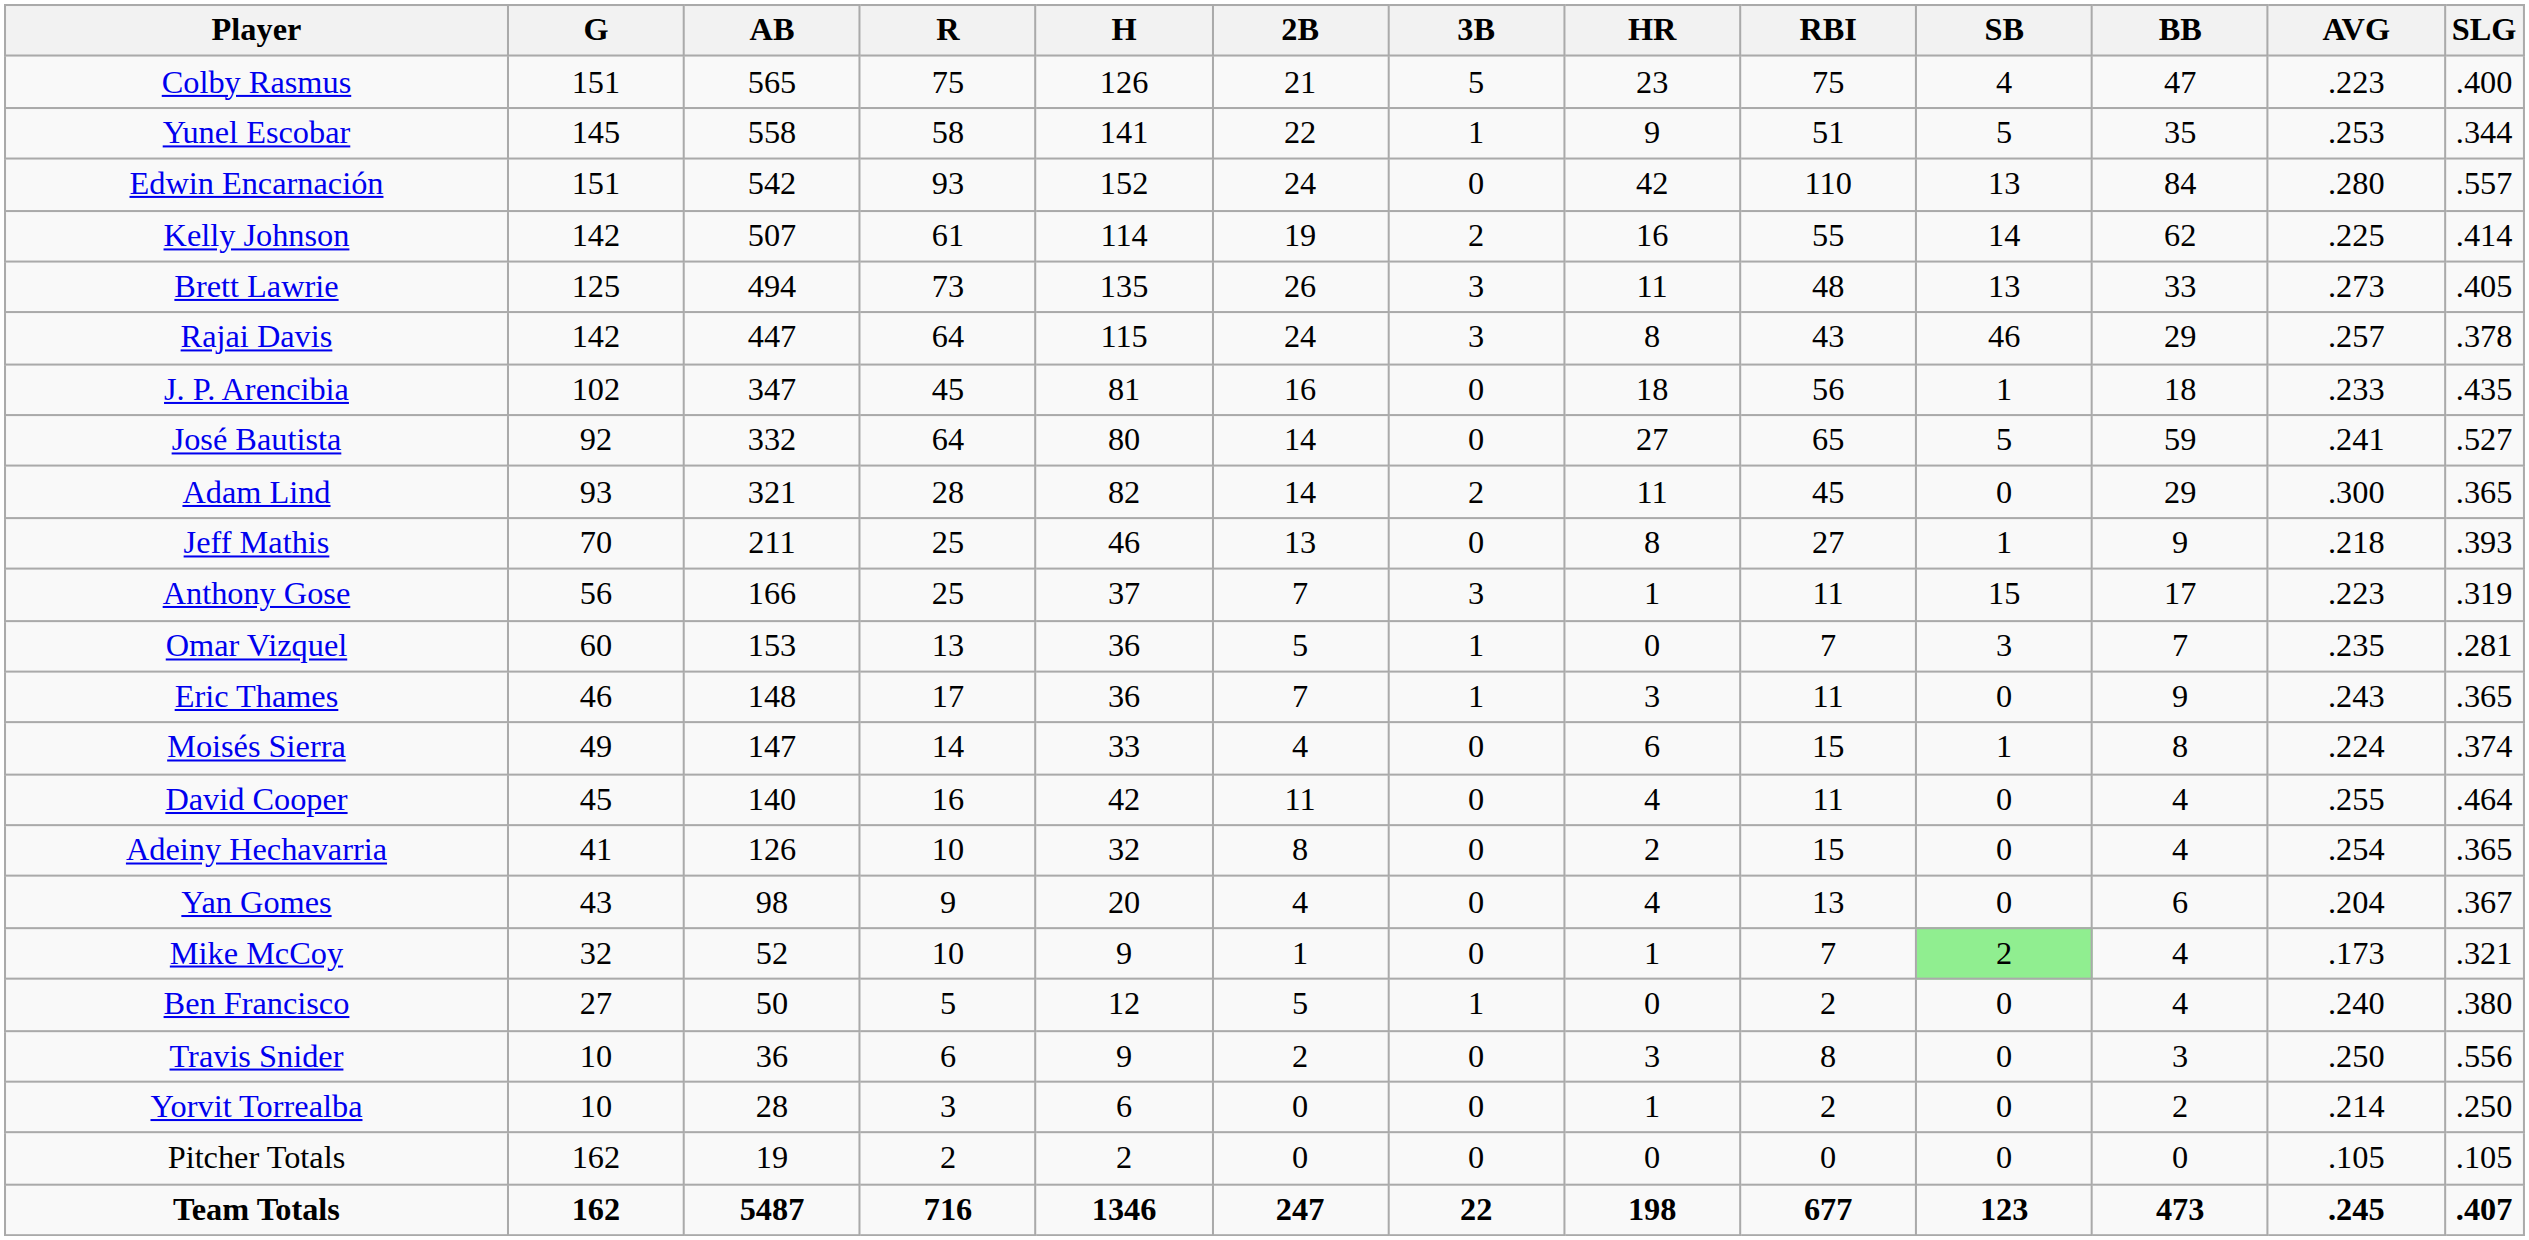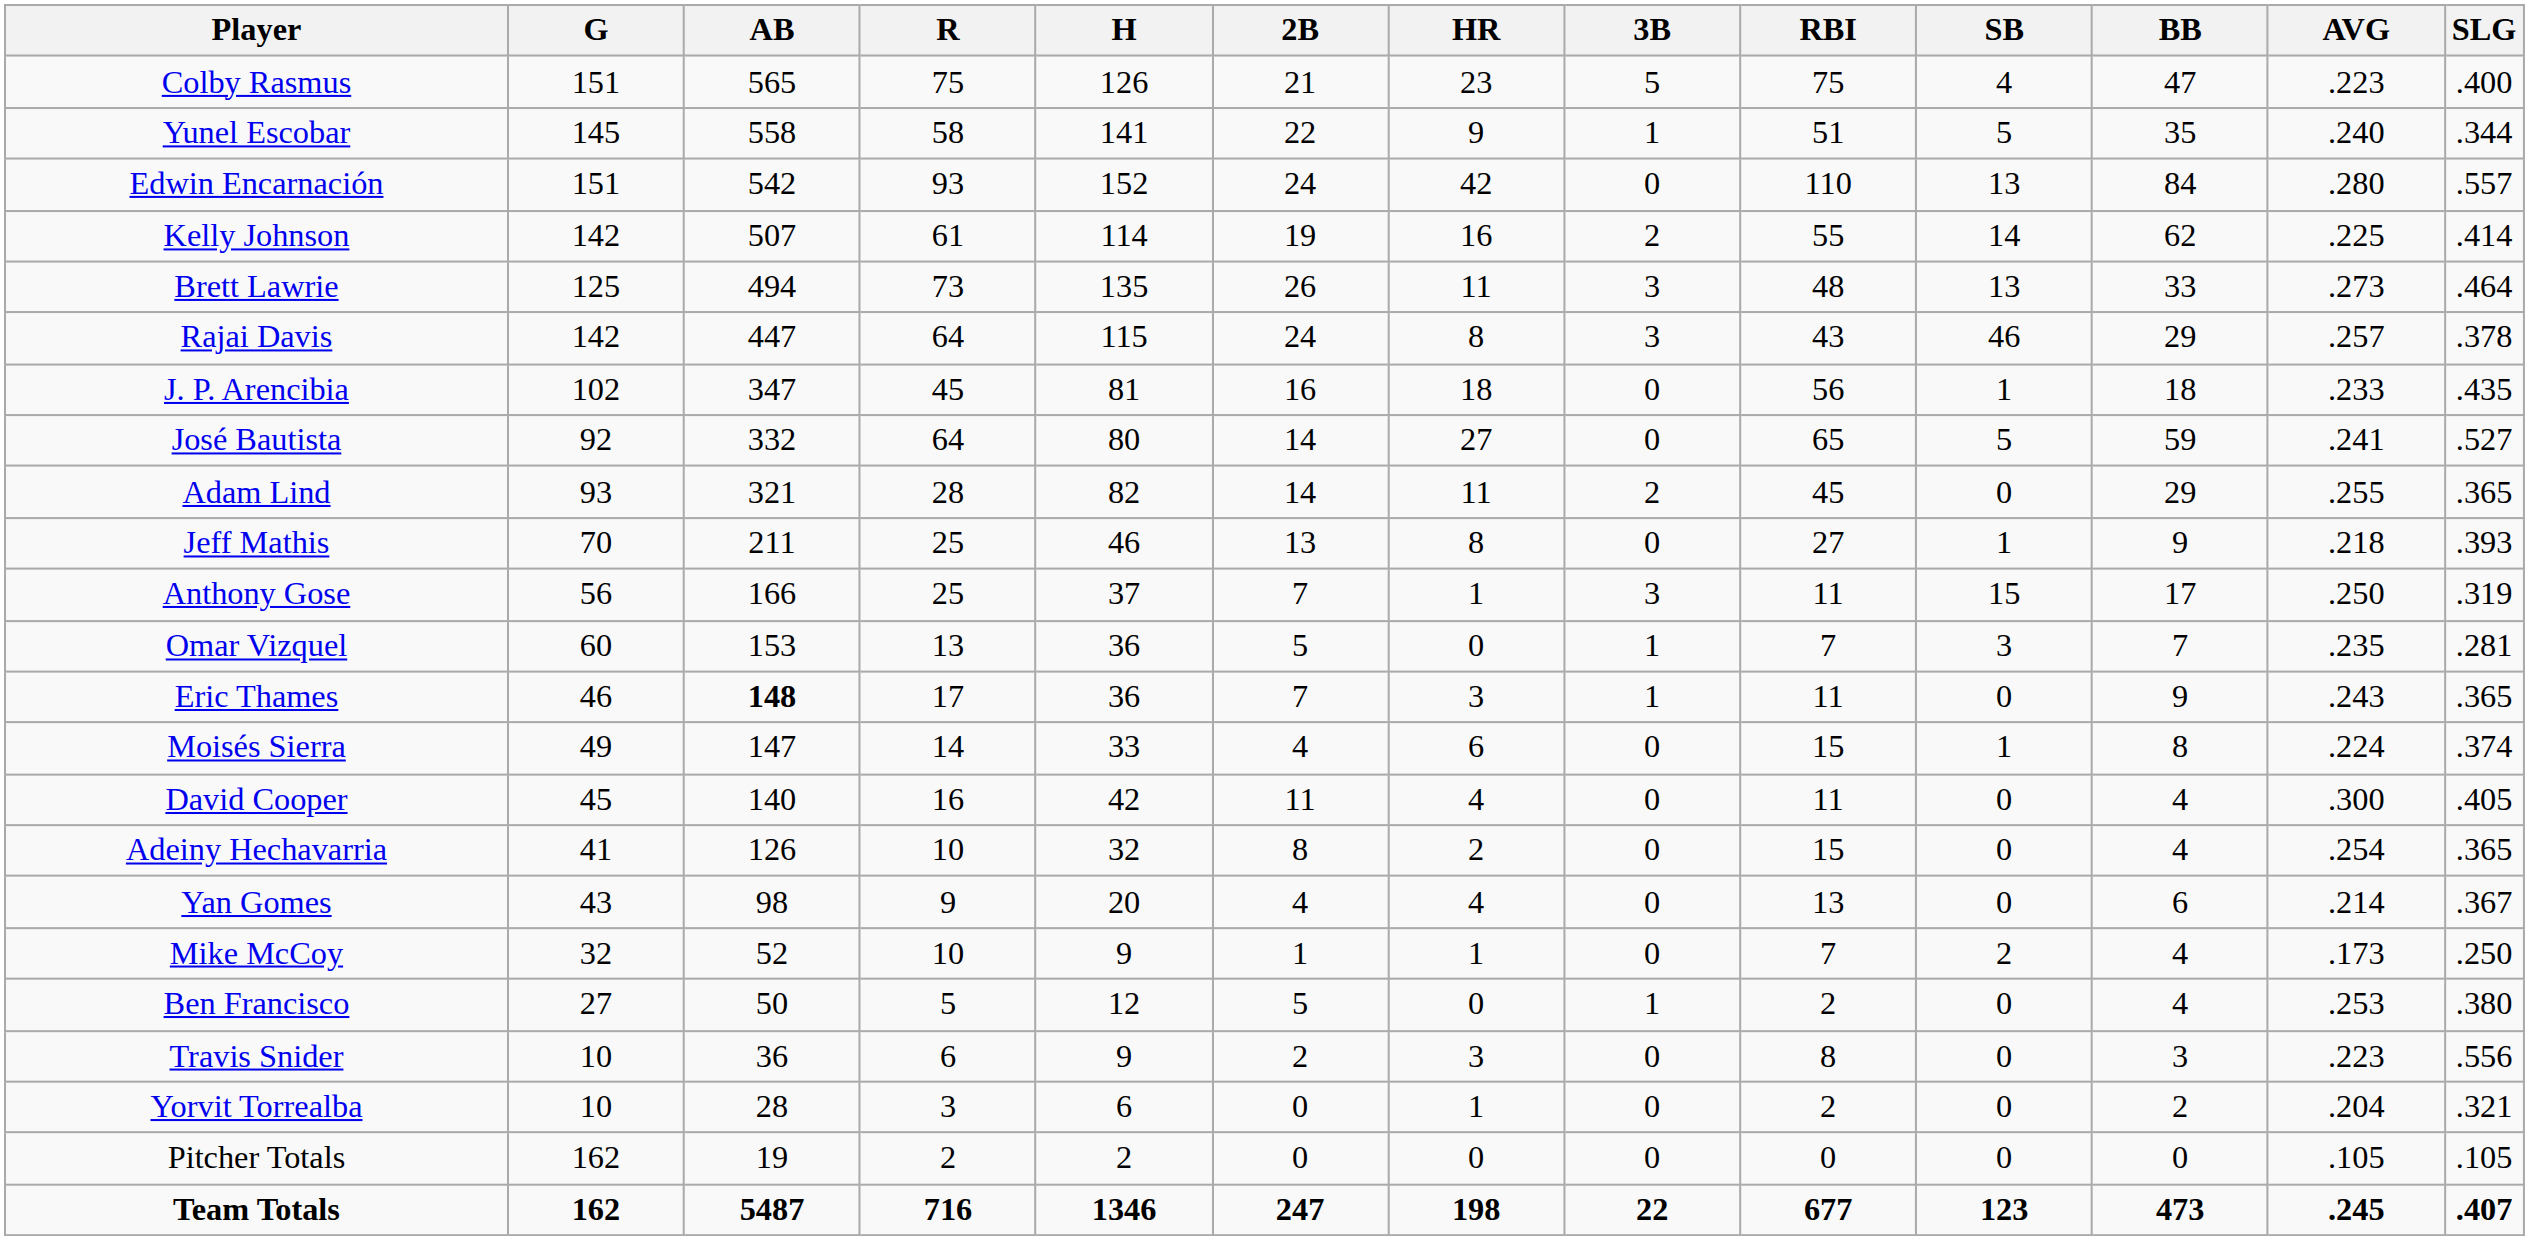columns swapped: (1476, 30) <-> (1652, 30)
(2356, 132) .253 -> (2356, 132) .240
(2484, 286) .405 -> (2484, 286) .464
(2356, 491) .300 -> (2356, 491) .255
(2356, 593) .223 -> (2356, 593) .250
(772, 696) normal -> (772, 696) bold
(2356, 798) .255 -> (2356, 798) .300
(2484, 798) .464 -> (2484, 798) .405
(2356, 901) .204 -> (2356, 901) .214
(2004, 952) lightgreen background -> (2004, 952) no background
(2484, 952) .321 -> (2484, 952) .250
(2356, 1004) .240 -> (2356, 1004) .253
(2356, 1055) .250 -> (2356, 1055) .223
(2356, 1106) .214 -> (2356, 1106) .204
(2484, 1106) .250 -> (2484, 1106) .321
